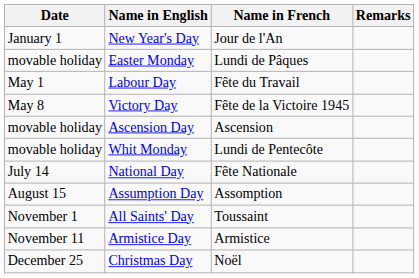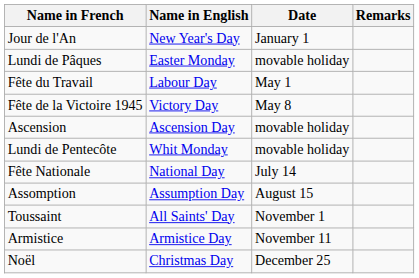columns swapped: (55, 15) <-> (282, 15)
